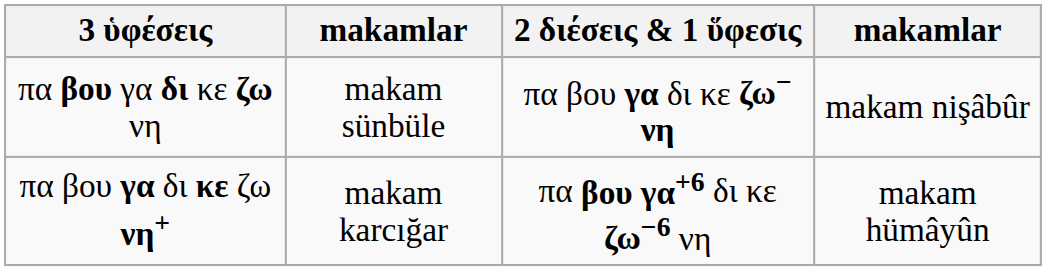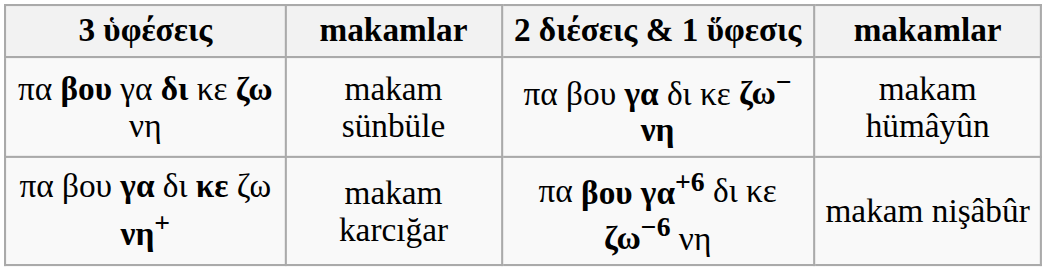(928, 106) makam nişâbûr -> (928, 106) makam hümâyûn
(928, 210) makam hümâyûn -> (928, 210) makam nişâbûr
